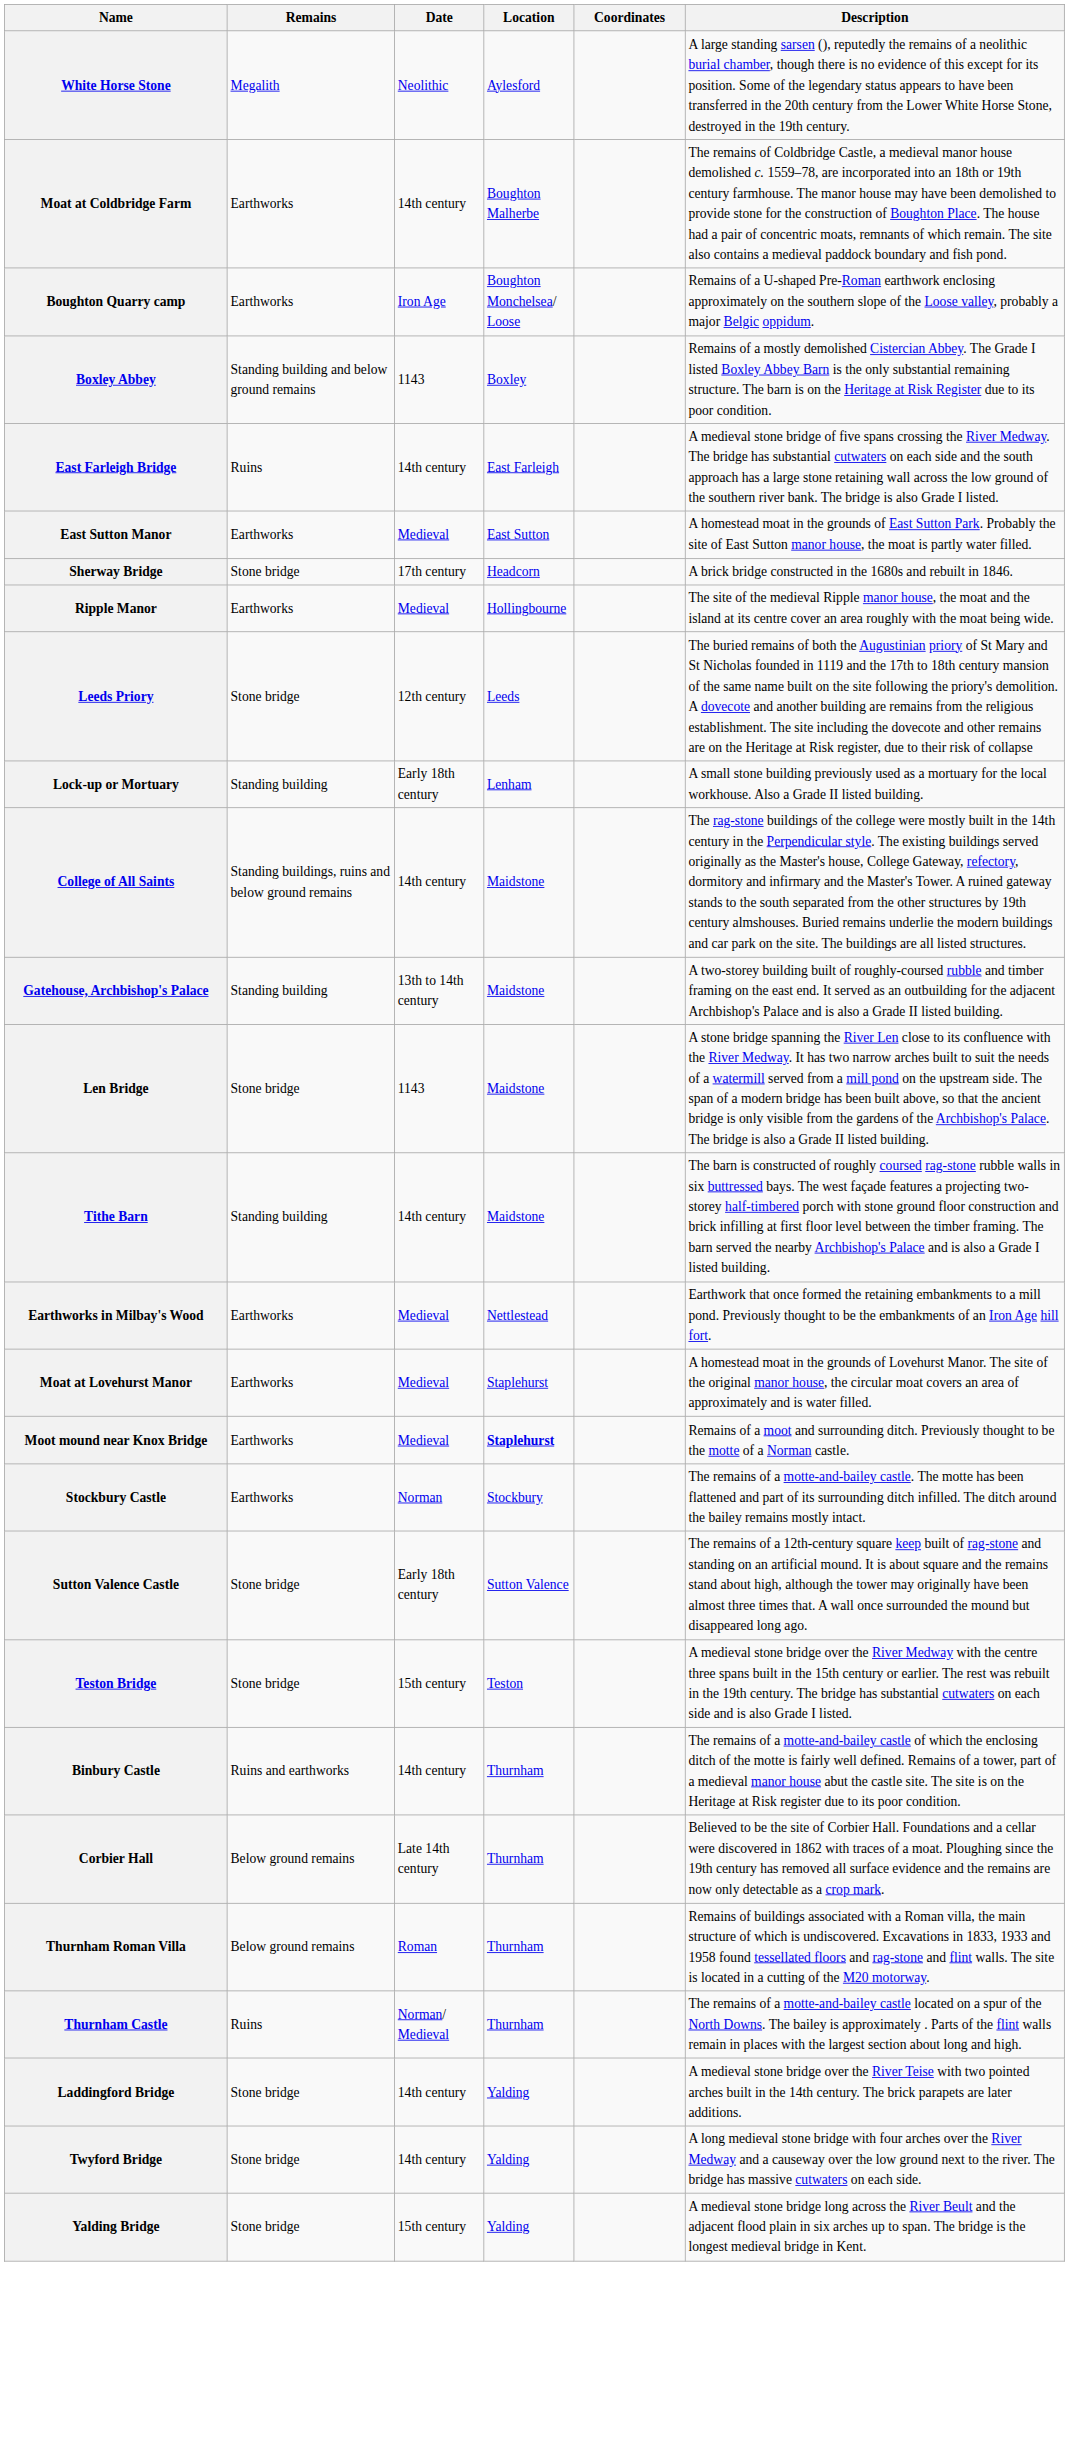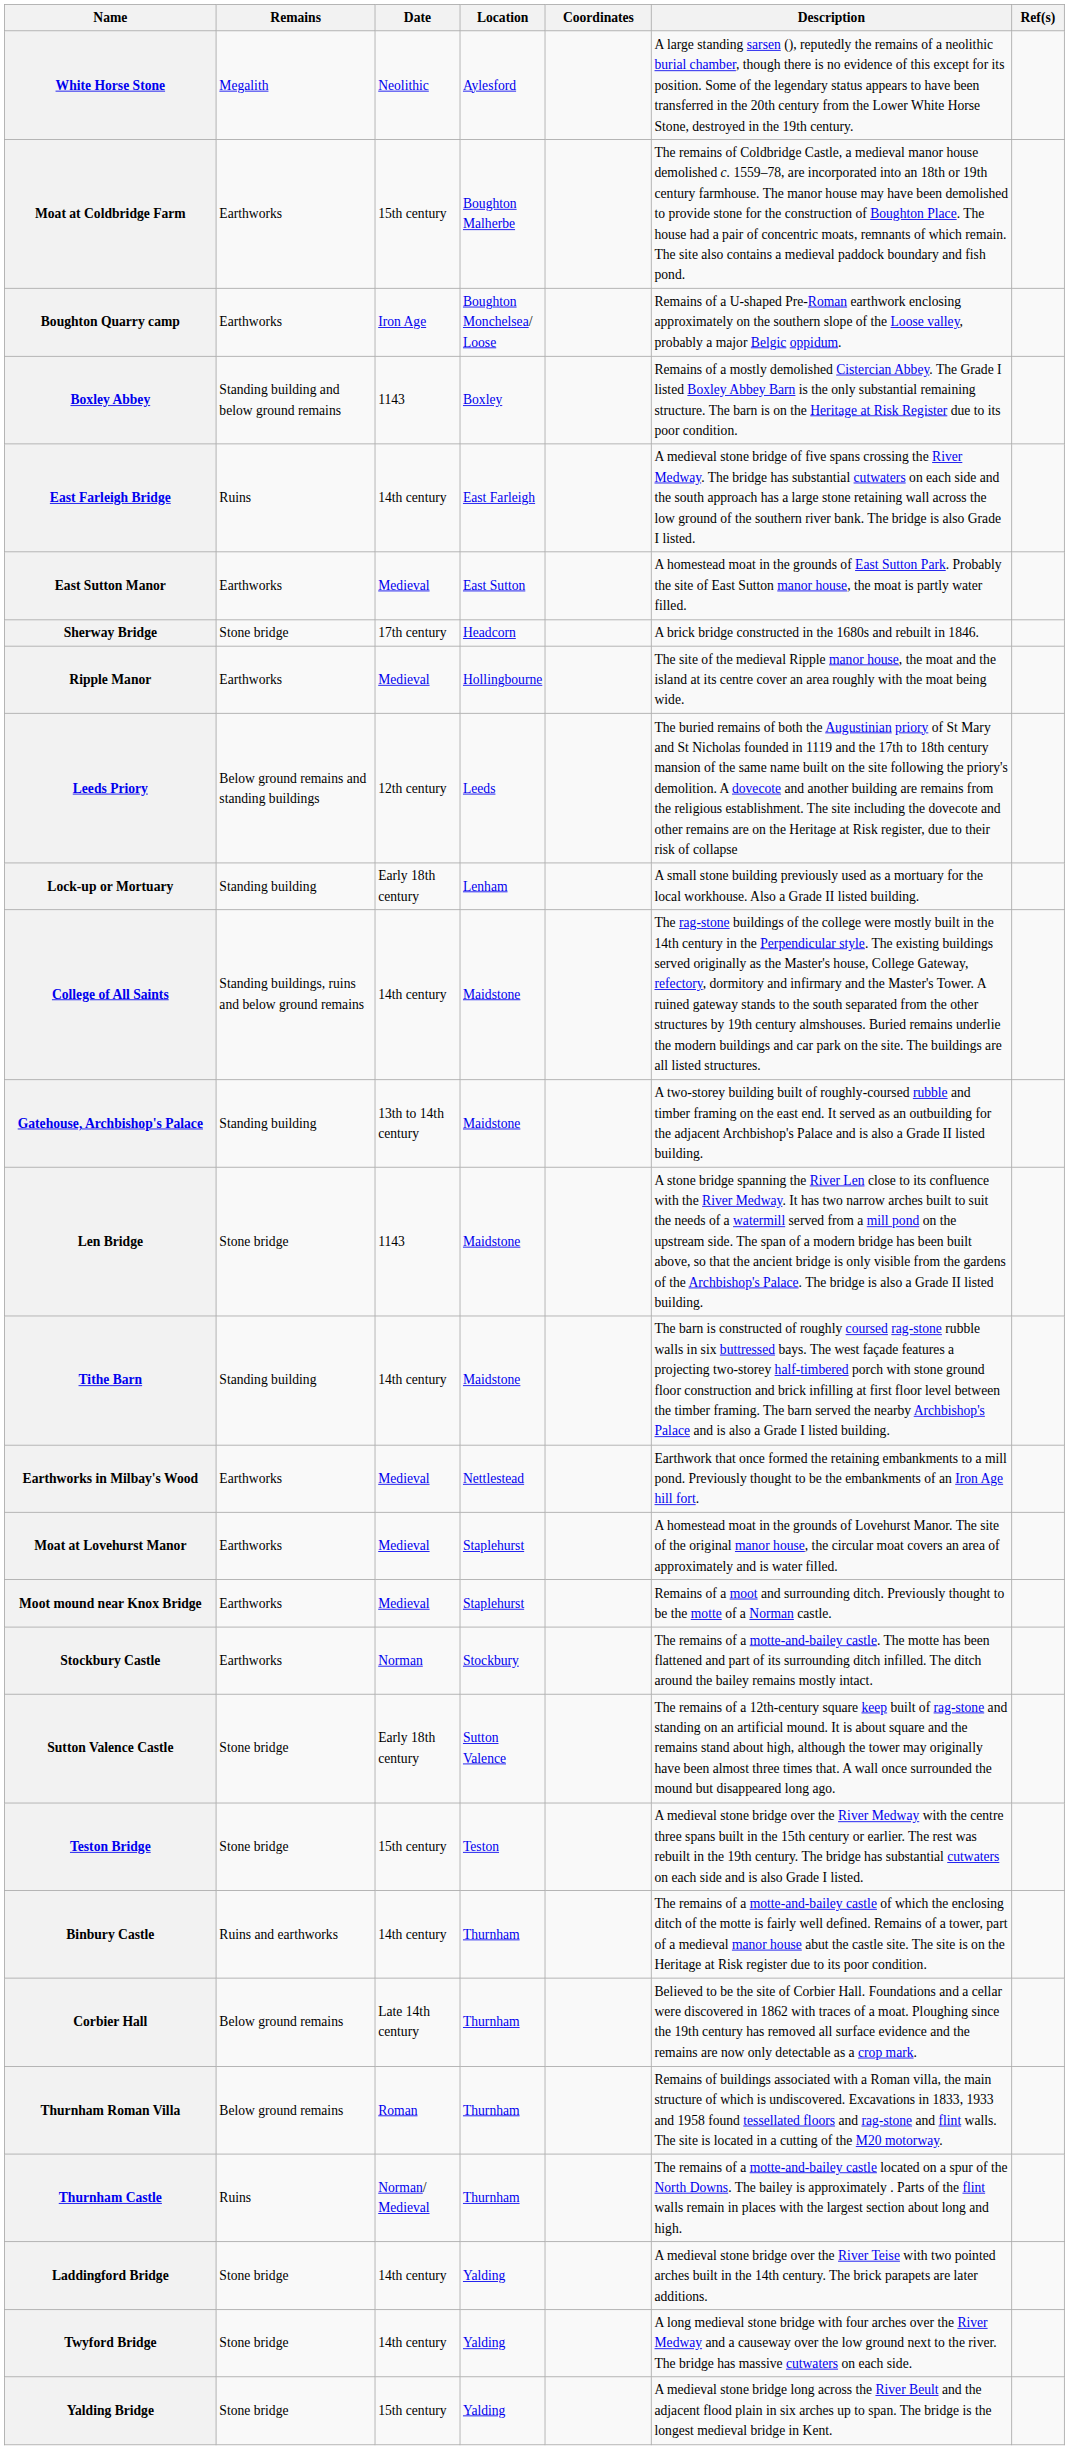+ column: (1038, 17)
(432, 203) 14th century -> (412, 213) 15th century
(265, 696) Stone bridge -> (293, 788) Below ground remains and standing buildings
(521, 1440) bold -> (494, 1603) normal
